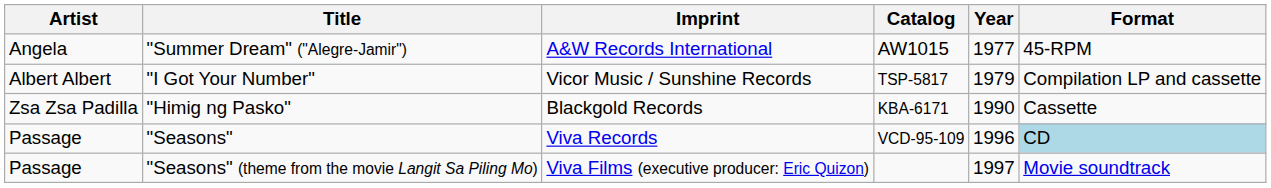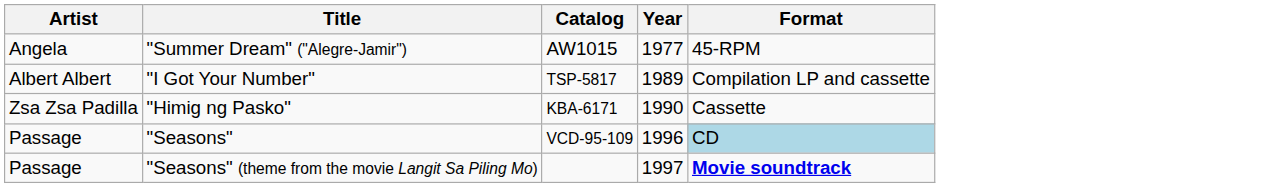- column: (708, 19)
(994, 78) 1979 -> (663, 78) 1989
(1097, 167) normal -> (772, 167) bold
